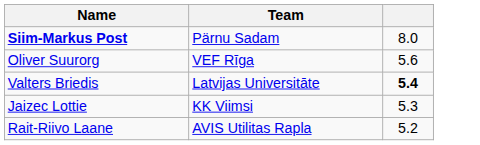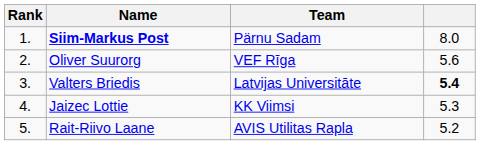+ column: (25, 15)
